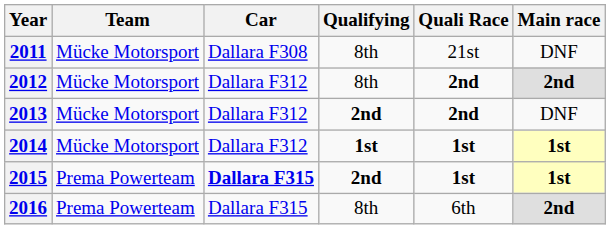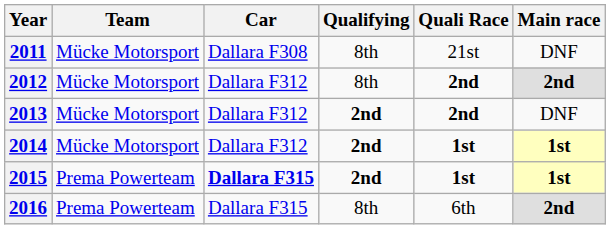(366, 145) 1st -> (366, 145) 2nd
